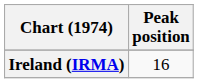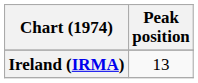(161, 63) 16 -> (161, 63) 13
